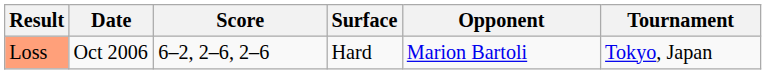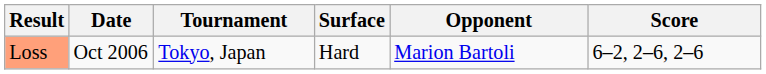columns swapped: (681, 20) <-> (240, 20)
